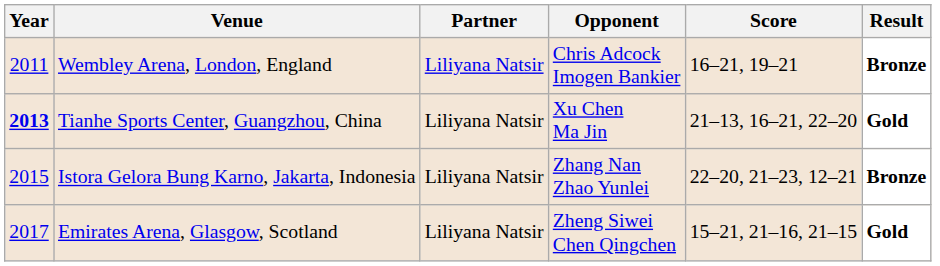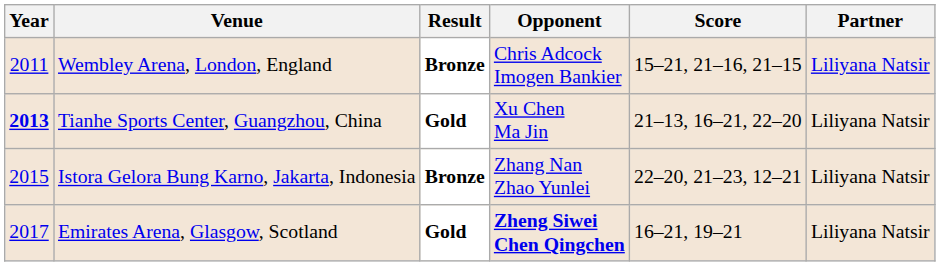columns swapped: (484, 21) <-> (896, 21)
(744, 65) 16–21, 19–21 -> (718, 65) 15–21, 21–16, 21–15
(614, 232) normal -> (559, 232) bold
(773, 232) 15–21, 21–16, 21–15 -> (688, 232) 16–21, 19–21
